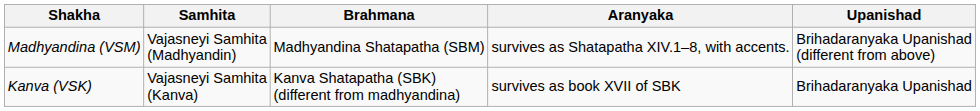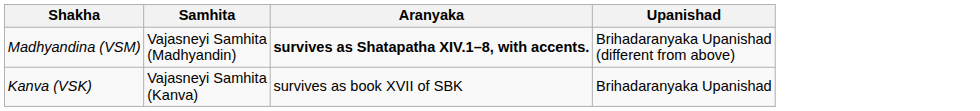- column: (379, 16)
(640, 47) normal -> (431, 47) bold
